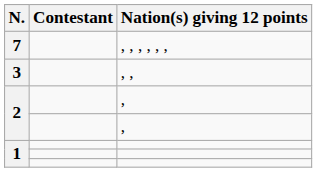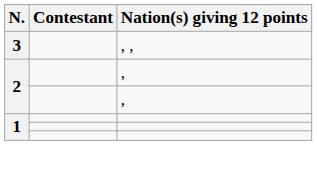- row: (17, 45)
